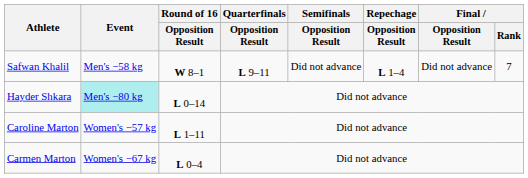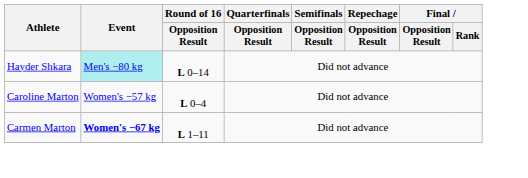- row: (38, 66)
(189, 134) L 1–11 -> (193, 103) L 0–4
(120, 158) normal -> (122, 127) bold
(189, 164) L 0–4 -> (193, 134) L 1–11
